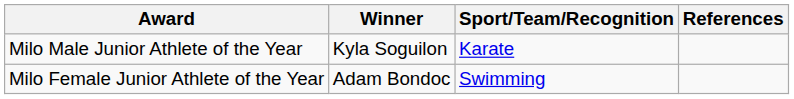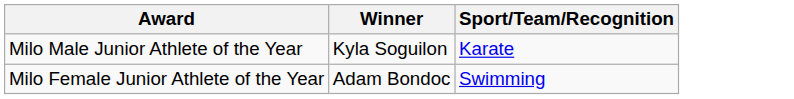- column: (733, 19)
